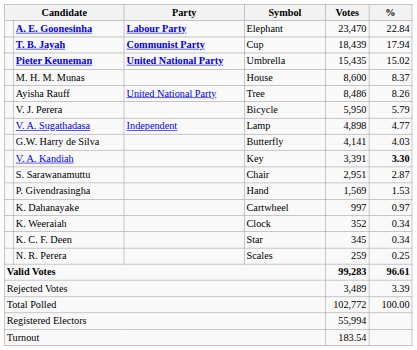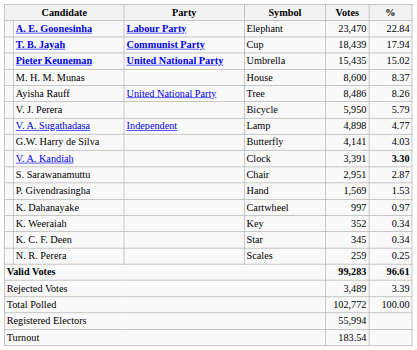(255, 158) Key -> (259, 158) Clock
(259, 223) Clock -> (255, 223) Key
